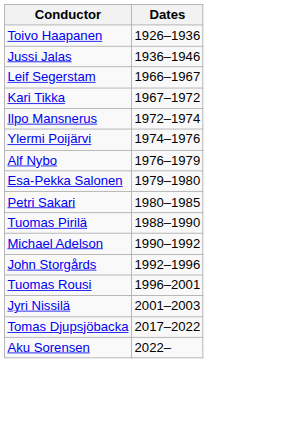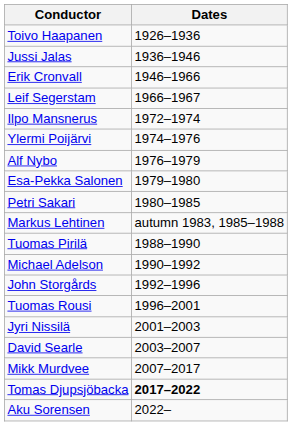+ row: (45, 77)
- row: (36, 98)
+ row: (56, 222)
+ row: (45, 347)
+ row: (48, 368)
(167, 327) normal -> (167, 389) bold
